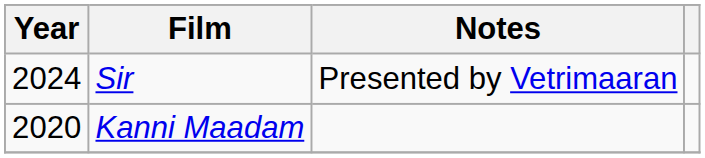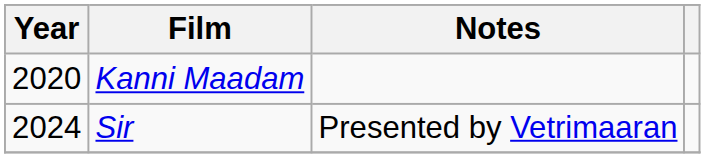rows swapped: (200, 127) <-> (114, 78)
